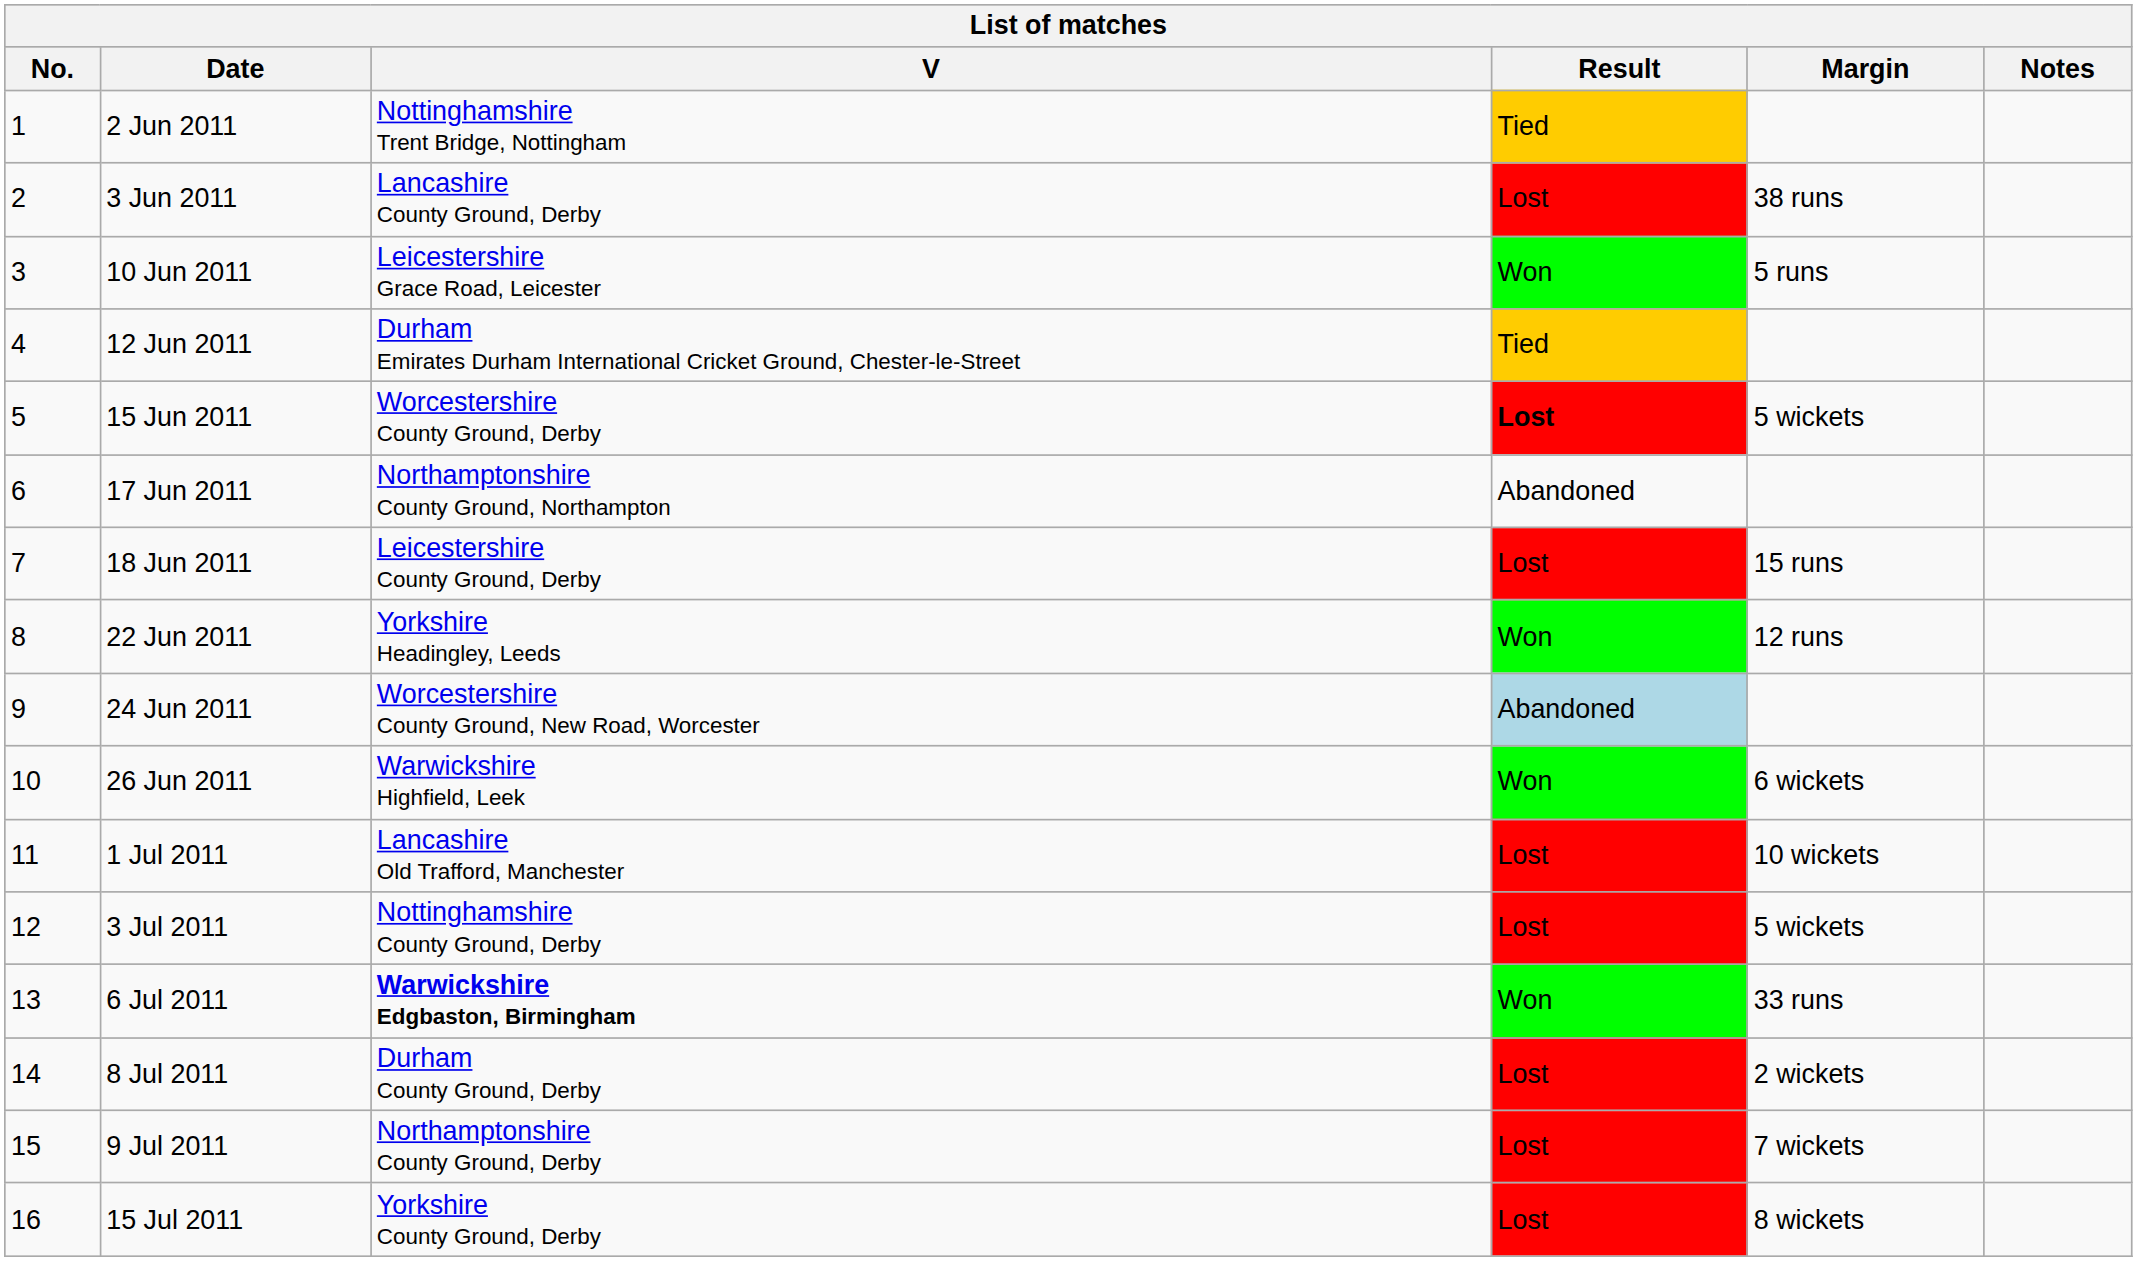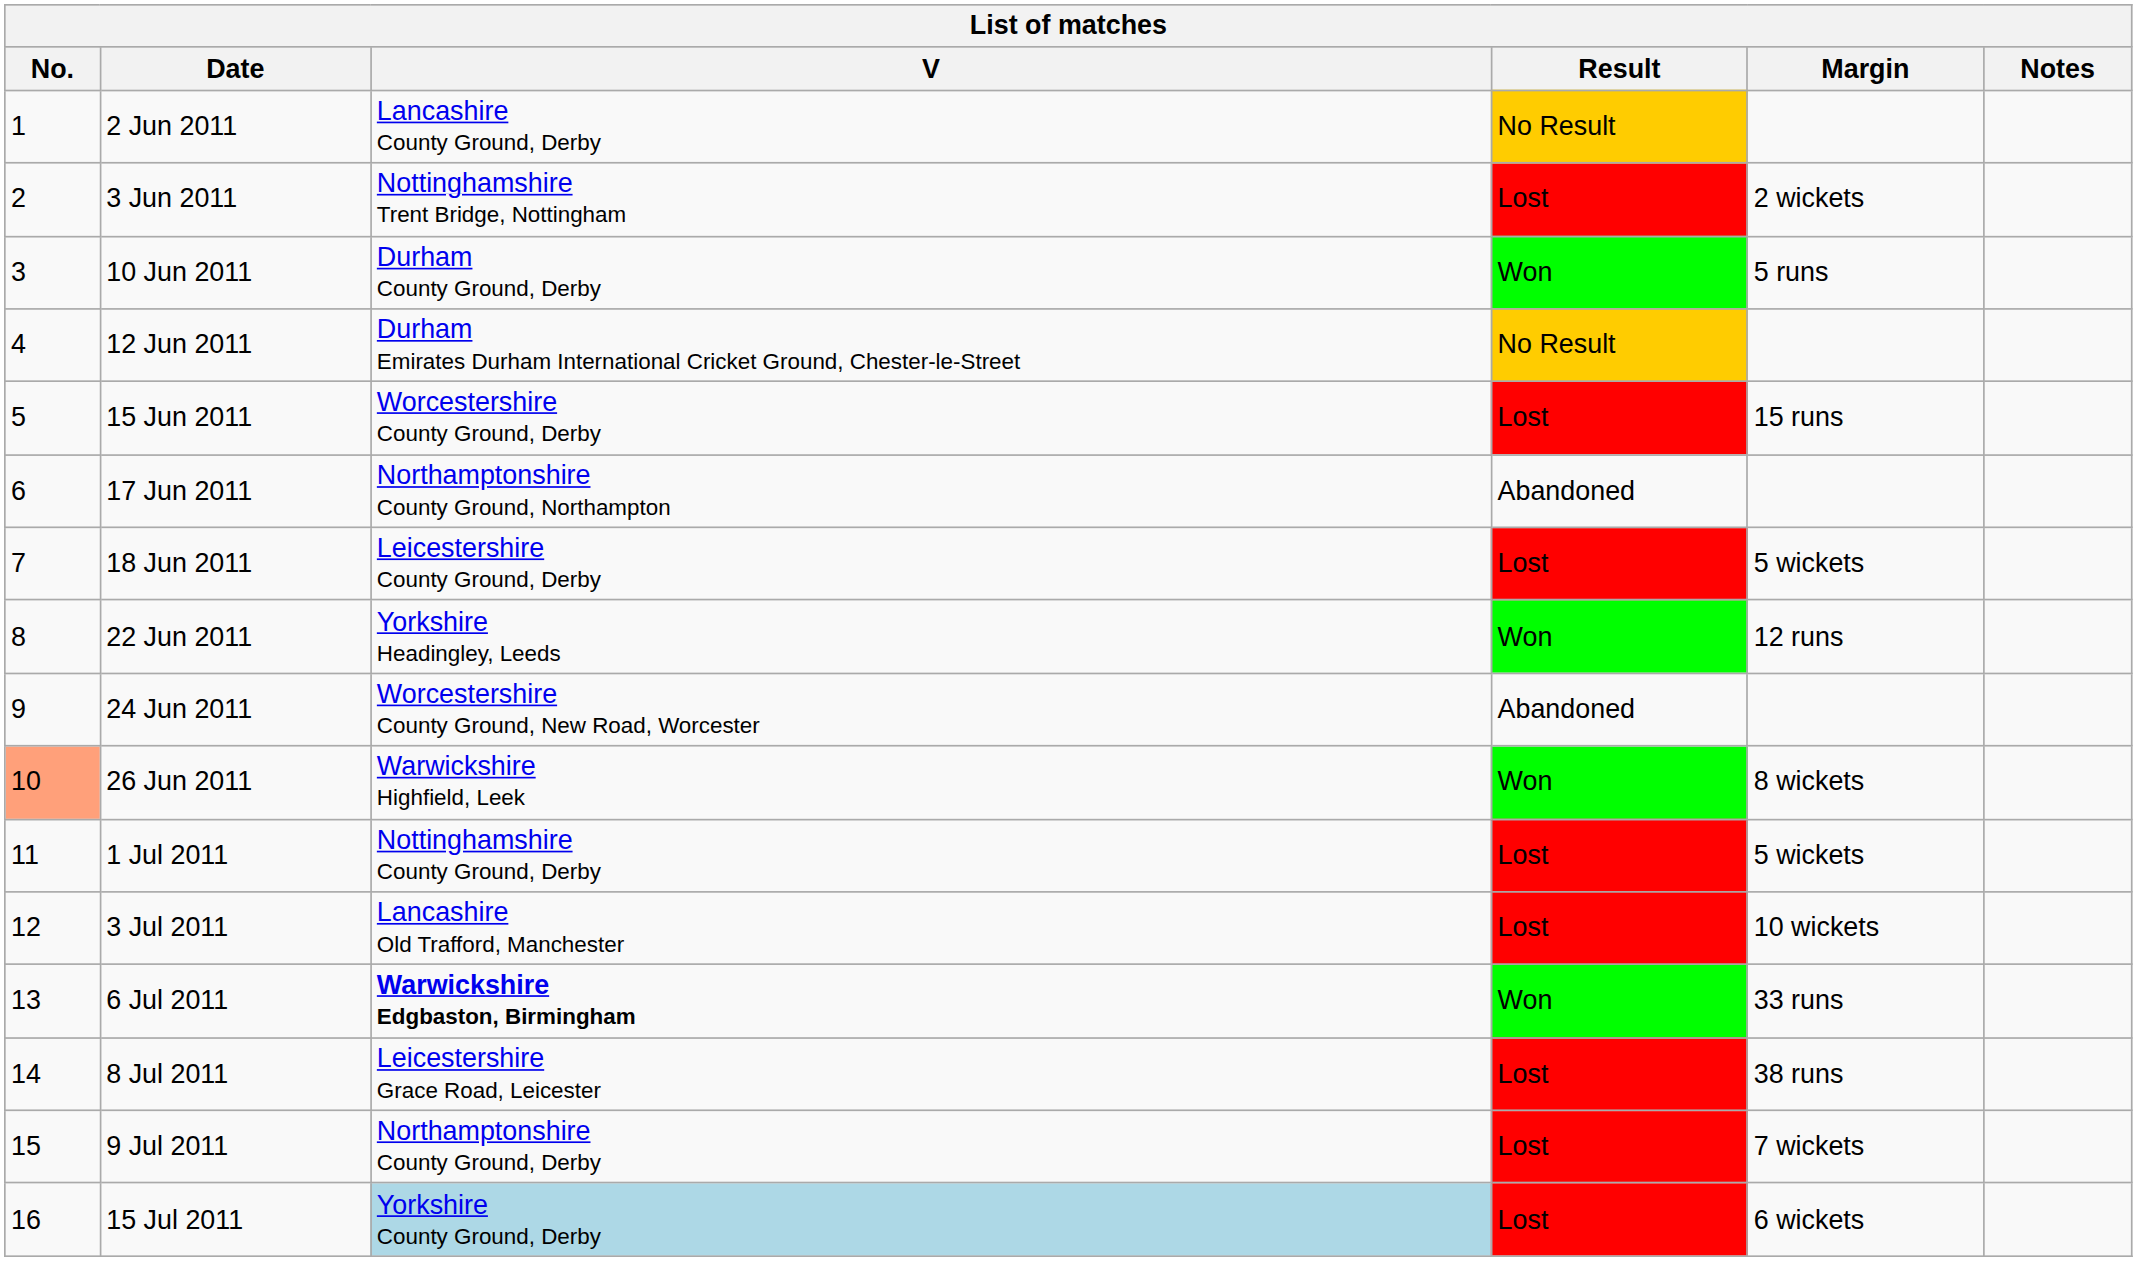(502, 126) Nottinghamshire Trent Bridge, Nottingham -> (489, 126) Lancashire County Ground, Derby
(1523, 126) Tied -> (1557, 126) No Result
(489, 199) Lancashire County Ground, Derby -> (502, 199) Nottinghamshire Trent Bridge, Nottingham
(1799, 199) 38 runs -> (1809, 199) 2 wickets
(489, 271) Leicestershire Grace Road, Leicester -> (489, 271) Durham County Ground, Derby
(1523, 344) Tied -> (1557, 344) No Result
(1526, 417) bold -> (1523, 417) normal
(1809, 417) 5 wickets -> (1799, 417) 15 runs
(1799, 563) 15 runs -> (1809, 563) 5 wickets
(1566, 709) lightblue background -> (1566, 709) no background
(26, 782) no background -> (26, 782) lightsalmon background
(1809, 782) 6 wickets -> (1809, 782) 8 wickets
(500, 854) Lancashire Old Trafford, Manchester -> (489, 854) Nottinghamshire County Ground, Derby
(1816, 854) 10 wickets -> (1809, 854) 5 wickets
(489, 927) Nottinghamshire County Ground, Derby -> (500, 927) Lancashire Old Trafford, Manchester
(1809, 927) 5 wickets -> (1816, 927) 10 wickets
(489, 1073) Durham County Ground, Derby -> (489, 1073) Leicestershire Grace Road, Leicester
(1809, 1073) 2 wickets -> (1799, 1073) 38 runs
(489, 1219) no background -> (489, 1219) lightblue background
(1809, 1219) 8 wickets -> (1809, 1219) 6 wickets
